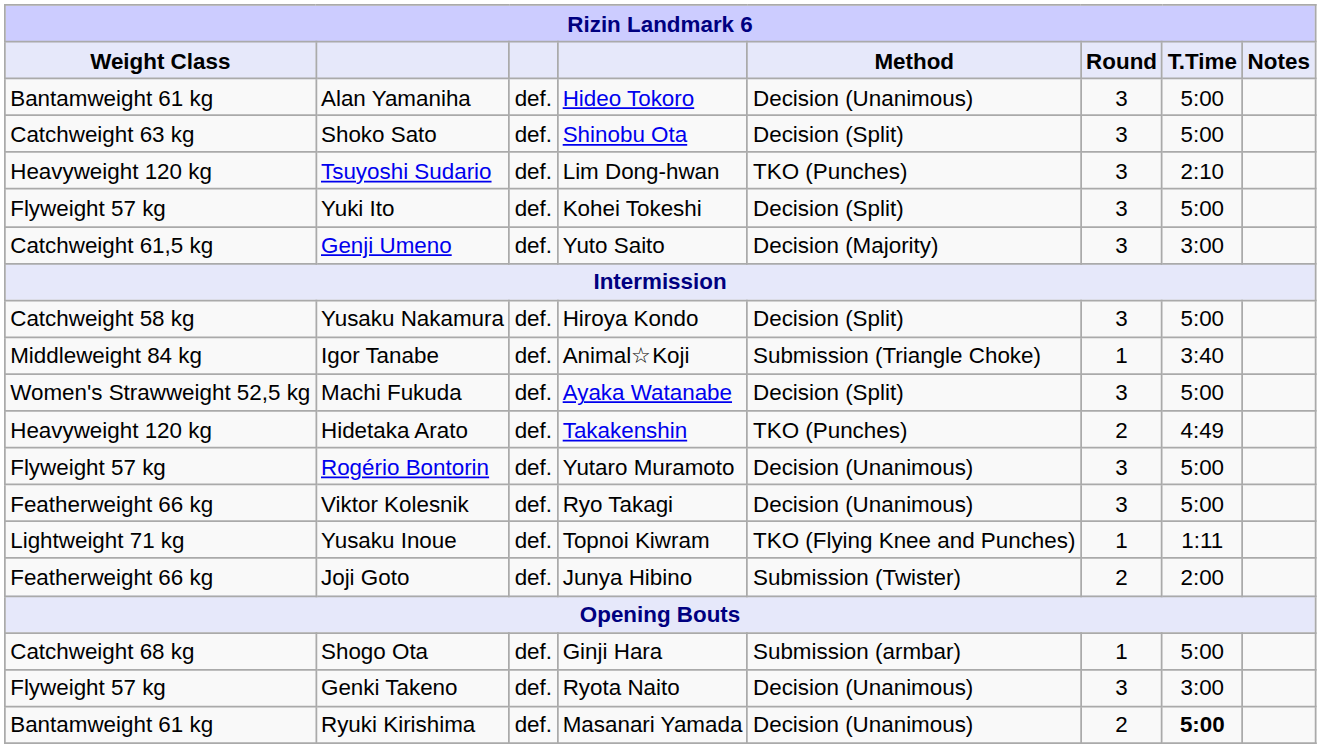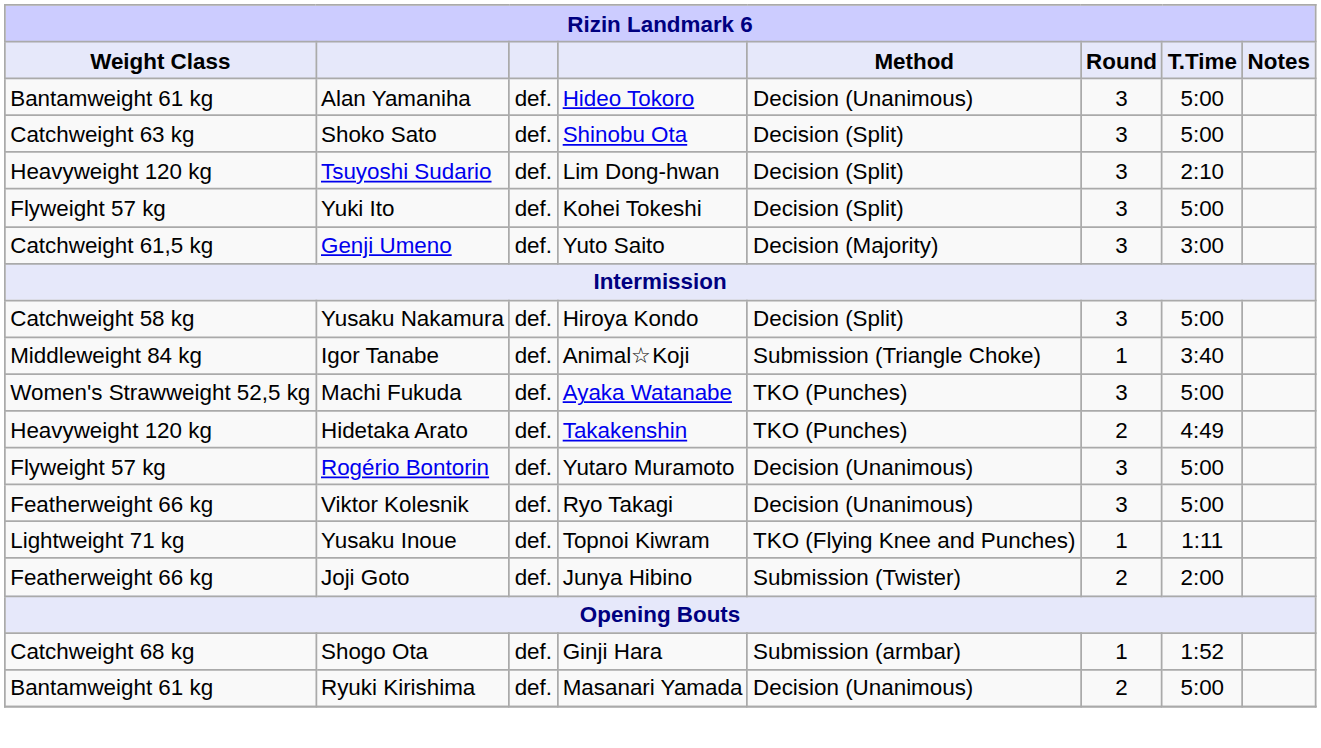(830, 171) TKO (Punches) -> (828, 171) Decision (Split)
(828, 392) Decision (Split) -> (830, 392) TKO (Punches)
(1202, 651) 5:00 -> (1202, 651) 1:52
- row: (389, 688)
(1202, 724) bold -> (1202, 688) normal
